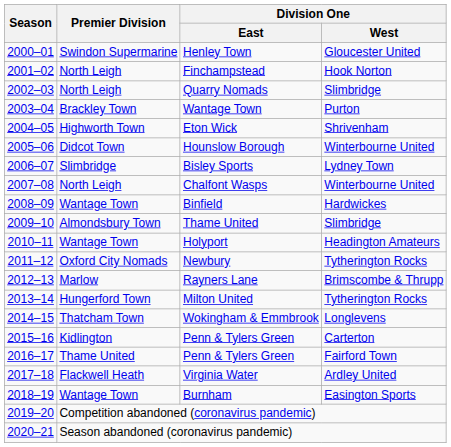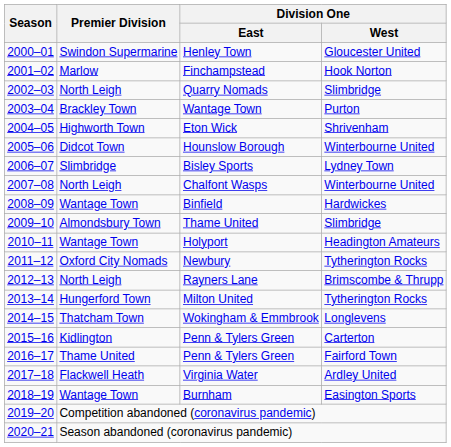(90, 71) North Leigh -> (79, 71) Marlow
(79, 280) Marlow -> (90, 280) North Leigh
